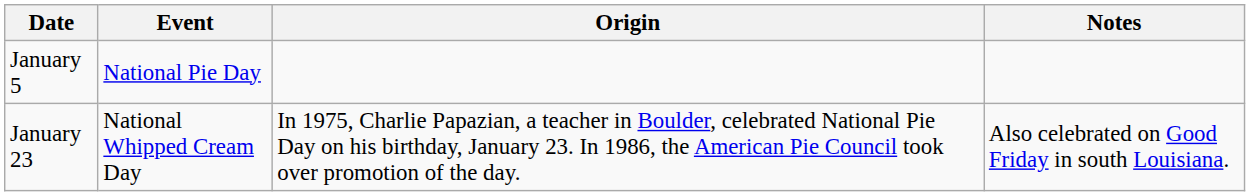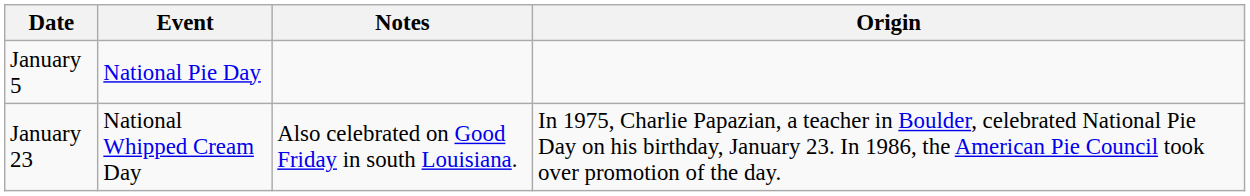columns swapped: (628, 22) <-> (1114, 22)
